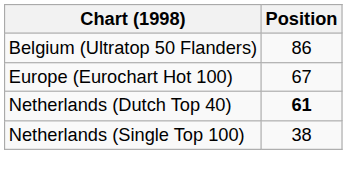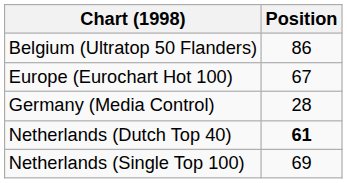+ row: (112, 105)
(302, 134) 38 -> (302, 163) 69
